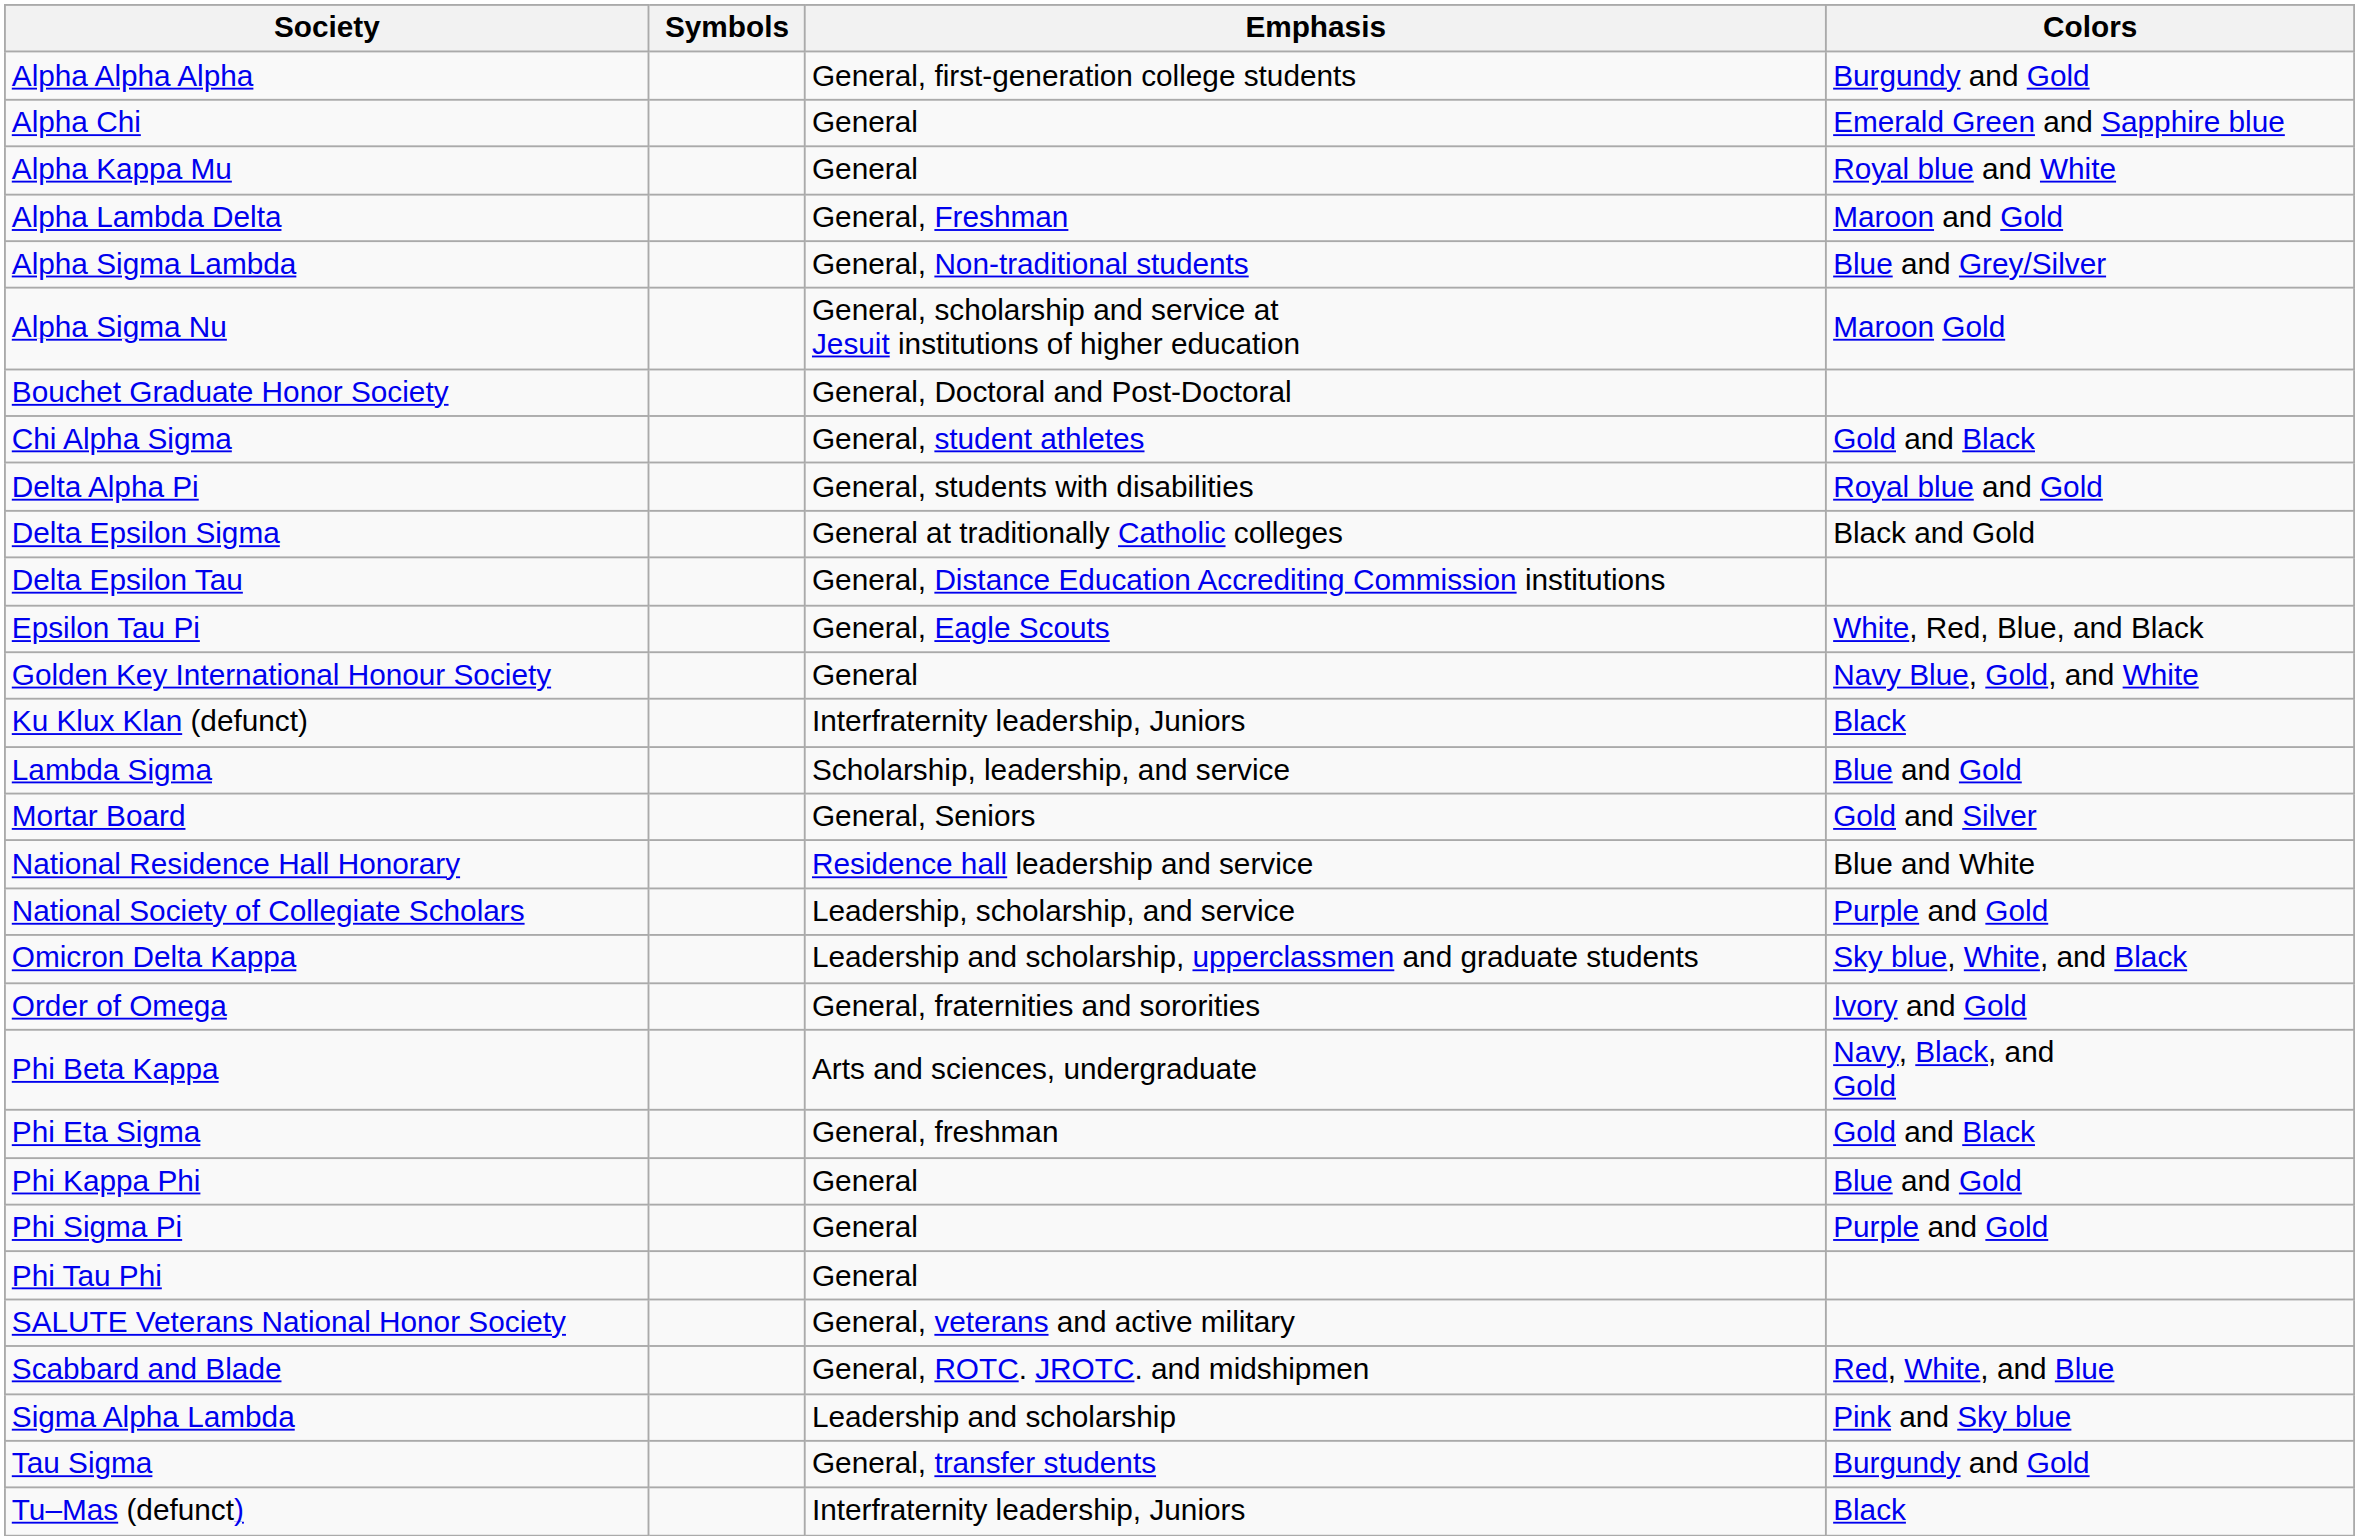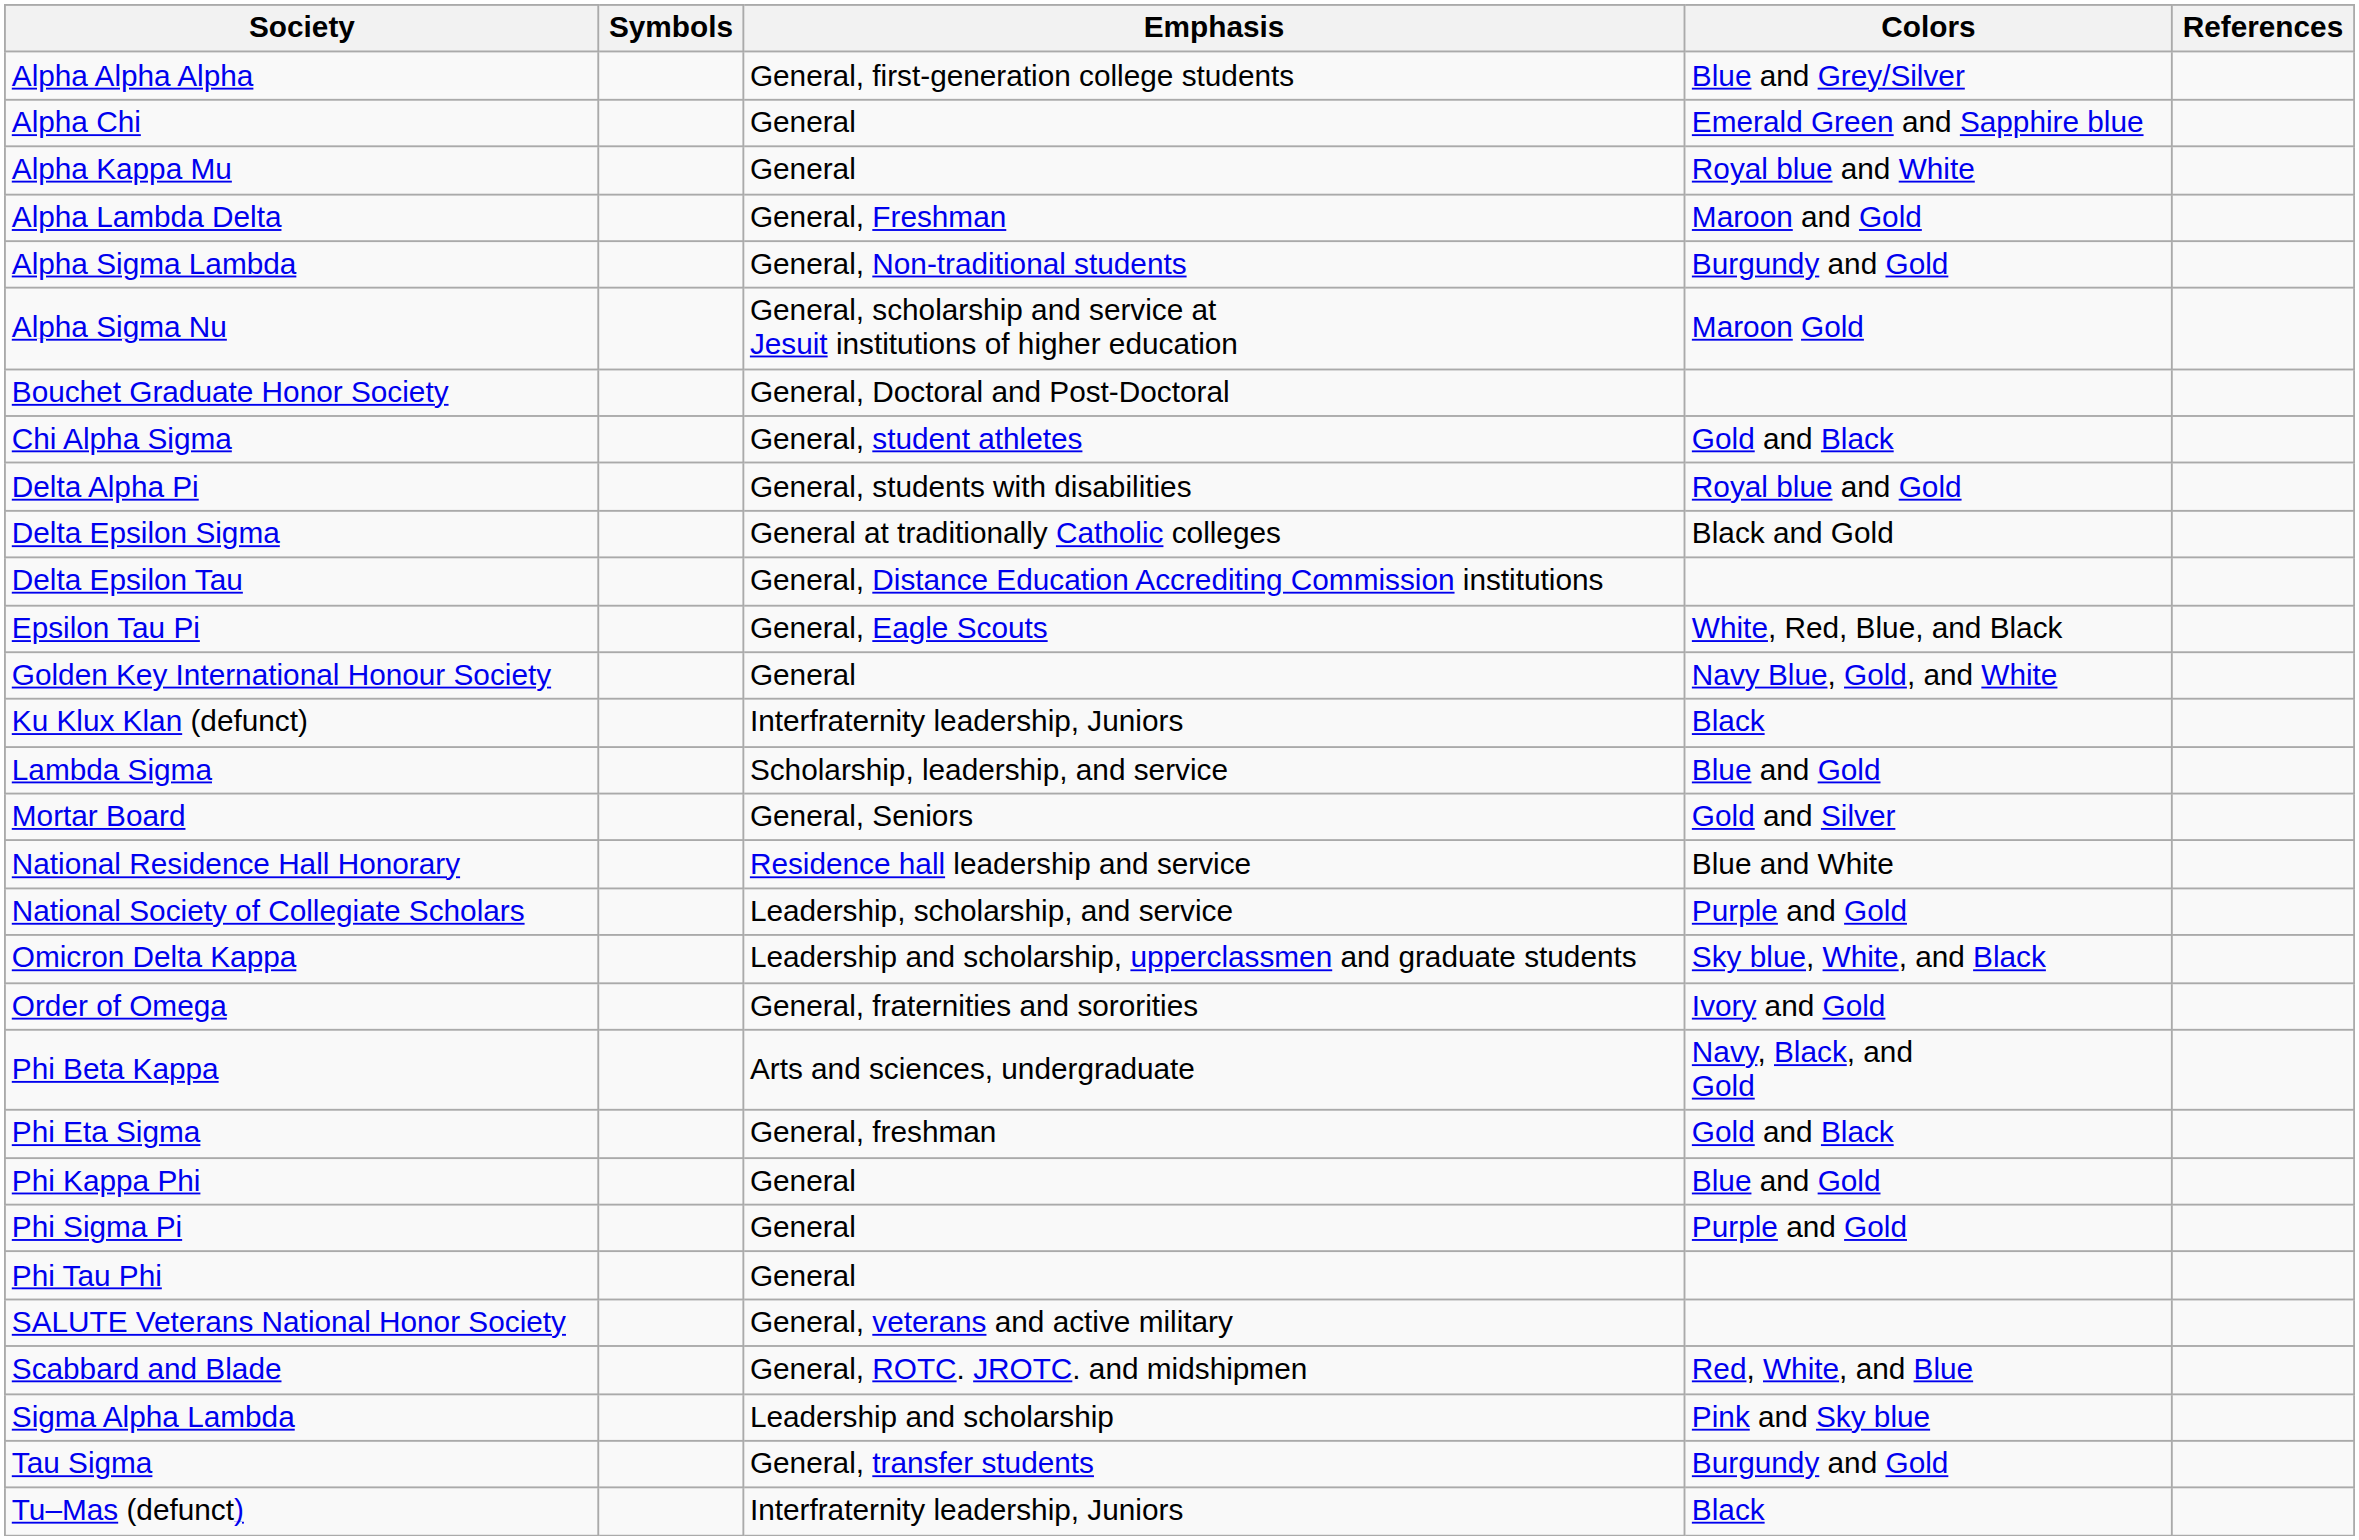+ column: (2263, 28)
(1961, 75) Burgundy and Gold -> (1828, 75) Blue and Grey/Silver
(1970, 264) Blue and Grey/Silver -> (1820, 264) Burgundy and Gold
